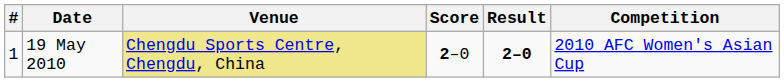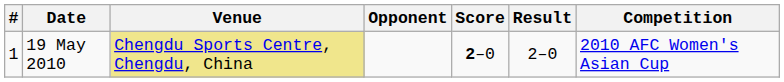+ column: (408, 18)
(517, 55) bold -> (542, 55) normal
